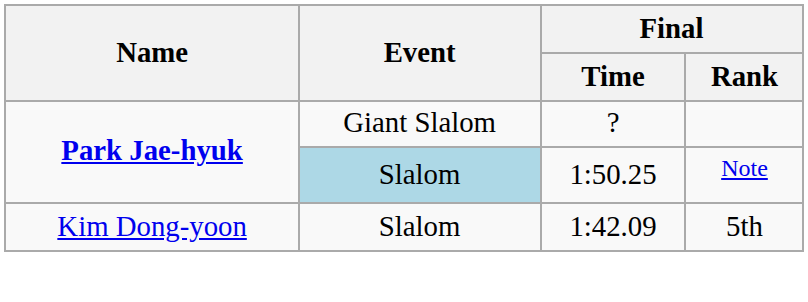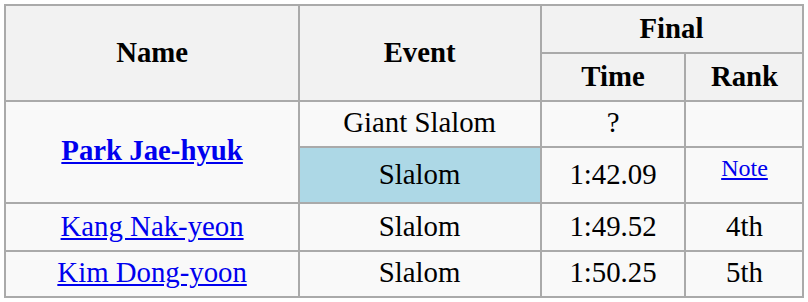(613, 174) 1:50.25 -> (613, 174) 1:42.09
+ row: (744, 226)
(613, 226) 1:42.09 -> (613, 273) 1:50.25
